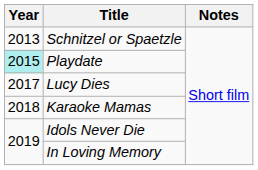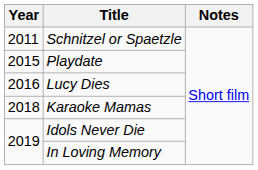(24, 38) 2013 -> (23, 38) 2011
(24, 61) paleturquoise background -> (24, 61) no background
(24, 84) 2017 -> (24, 84) 2016
